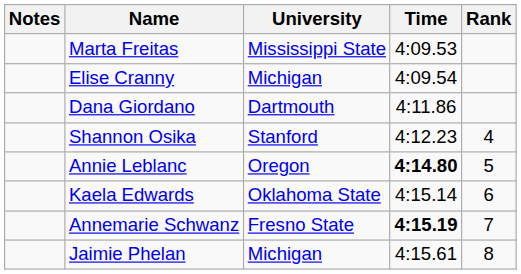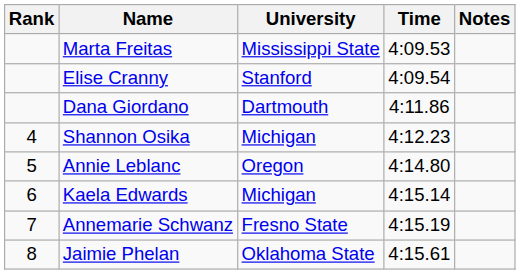columns swapped: (489, 19) <-> (35, 19)
(285, 78) Michigan -> (277, 78) Stanford
(283, 136) Stanford -> (279, 136) Michigan
(426, 166) bold -> (419, 166) normal
(314, 195) Oklahoma State -> (279, 195) Michigan
(426, 225) bold -> (419, 225) normal
(285, 254) Michigan -> (308, 254) Oklahoma State
